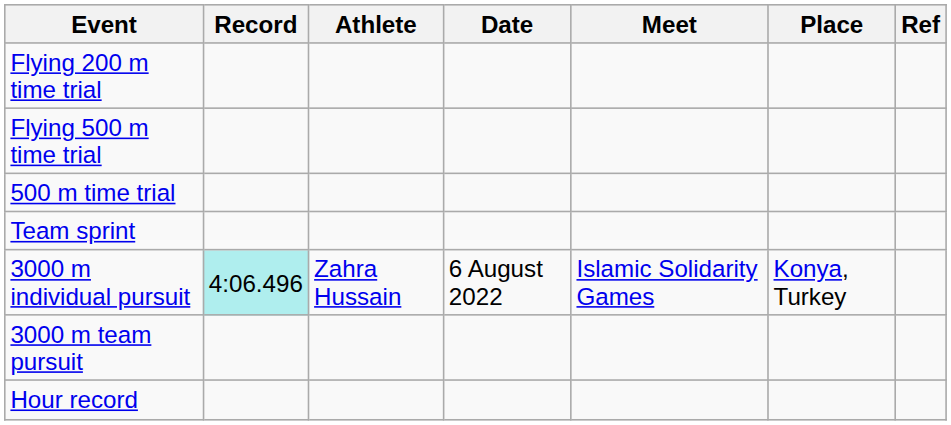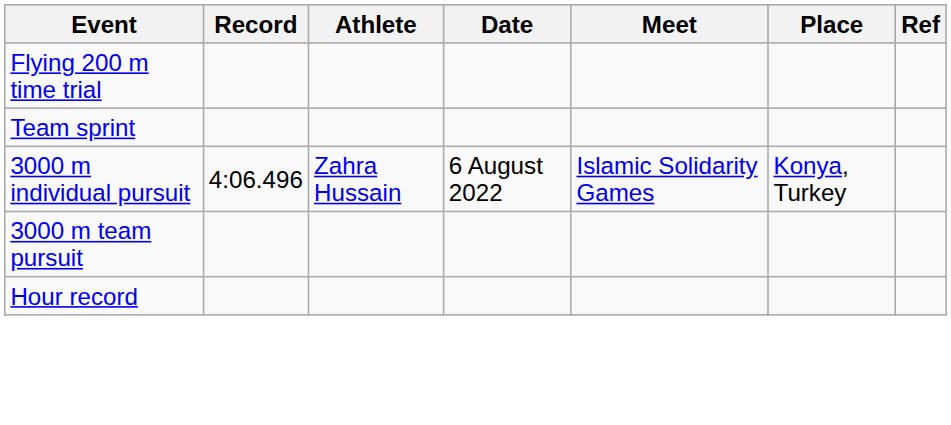- row: (80, 141)
- row: (93, 193)
(256, 283) paleturquoise background -> (256, 179) no background
